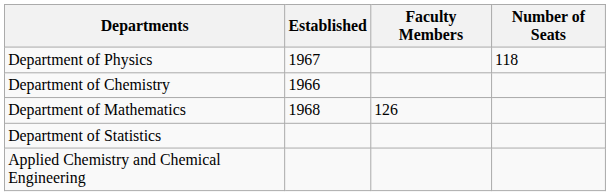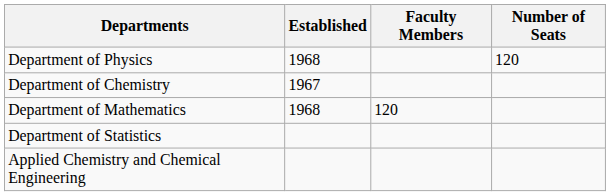(304, 60) 1967 -> (304, 60) 1968
(507, 60) 118 -> (507, 60) 120
(304, 85) 1966 -> (304, 85) 1967
(386, 110) 126 -> (386, 110) 120
